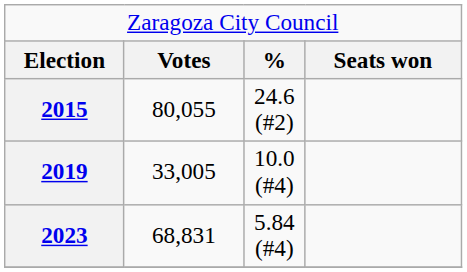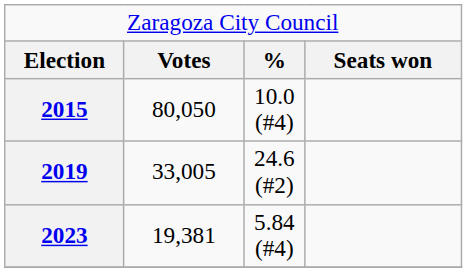(184, 109) 80,055 -> (184, 109) 80,050
(274, 109) 24.6 (#2) -> (274, 109) 10.0 (#4)
(274, 172) 10.0 (#4) -> (274, 172) 24.6 (#2)
(184, 235) 68,831 -> (184, 235) 19,381
